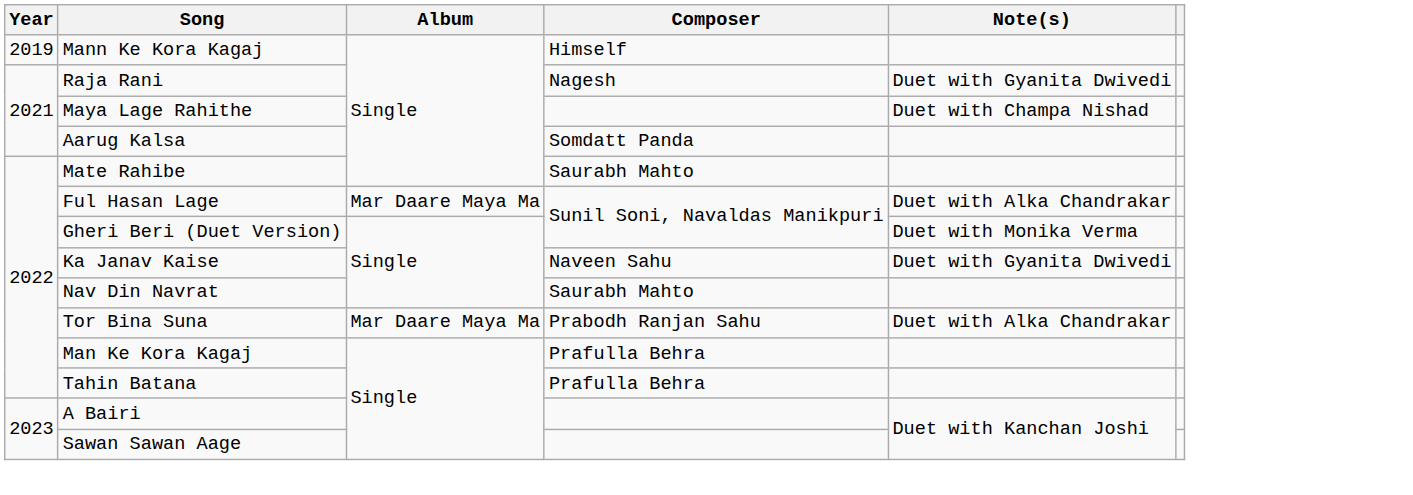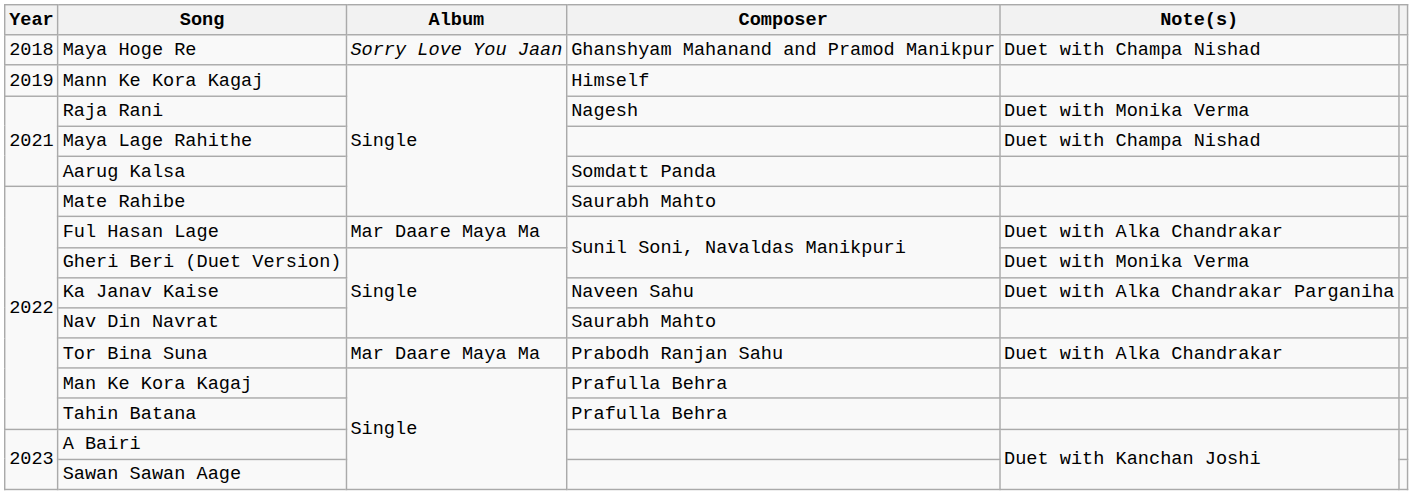+ row: (130, 50)
(1032, 80) Duet with Gyanita Dwivedi -> (1127, 111) Duet with Monika Verma
(1032, 262) Duet with Gyanita Dwivedi -> (1199, 293) Duet with Alka Chandrakar Parganiha
